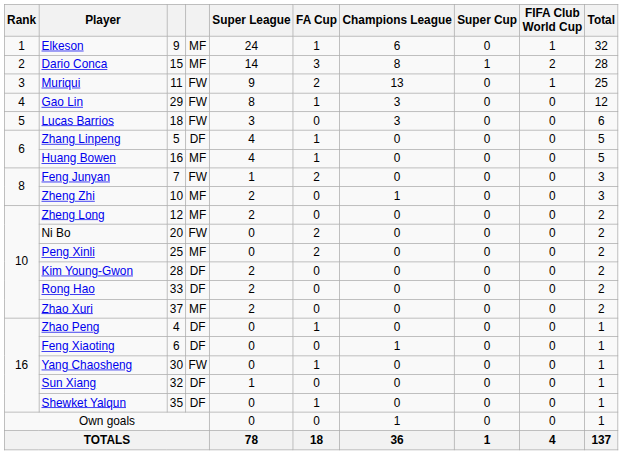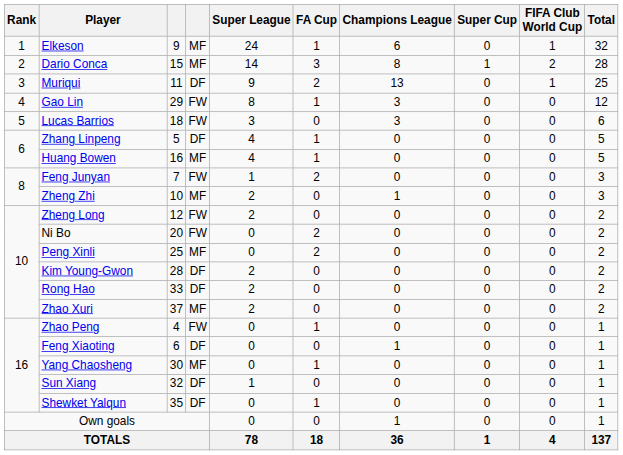(198, 83) FW -> (198, 83) DF
(198, 214) MF -> (198, 214) FW
(198, 327) DF -> (198, 327) FW
(198, 365) FW -> (198, 365) MF
